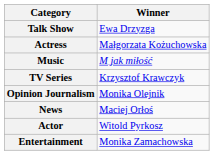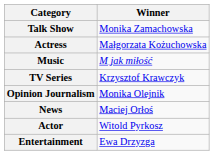(127, 28) Ewa Drzyzga -> (146, 28) Monika Zamachowska
(146, 142) Monika Zamachowska -> (127, 142) Ewa Drzyzga
